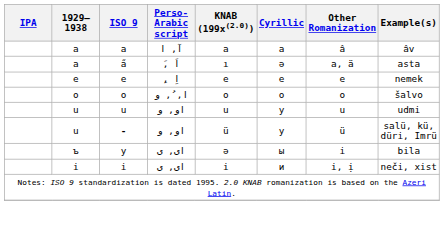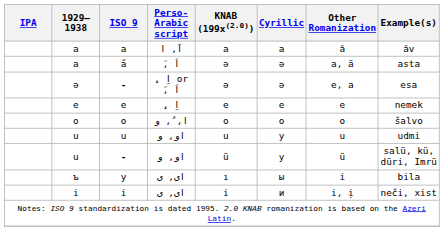(226, 64) ı -> (226, 64) ǝ
+ row: (76, 85)
(226, 151) ǝ -> (226, 177) ı
